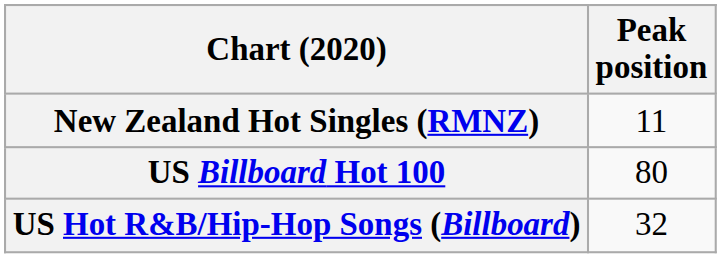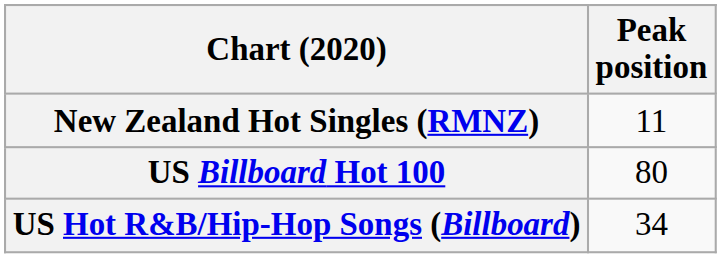(651, 224) 32 -> (651, 224) 34
